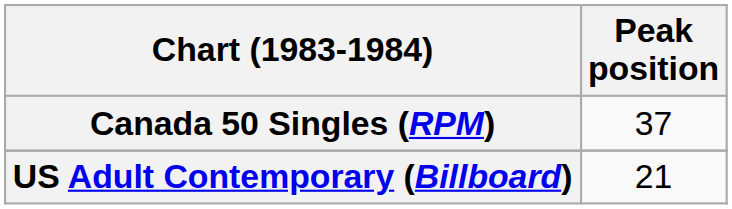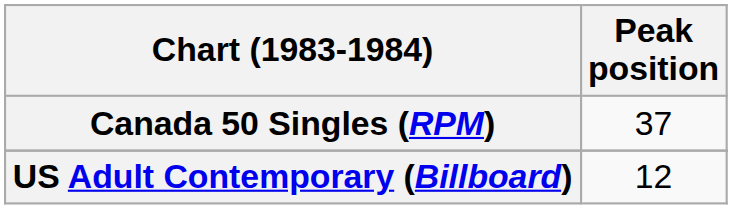(654, 176) 21 -> (654, 176) 12
